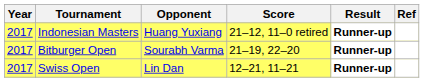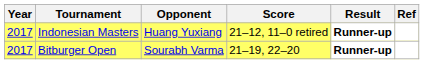- row: (69, 68)
